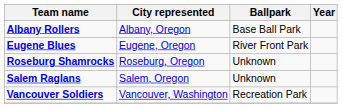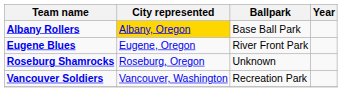(155, 29) no background -> (155, 29) gold background
- row: (44, 78)
